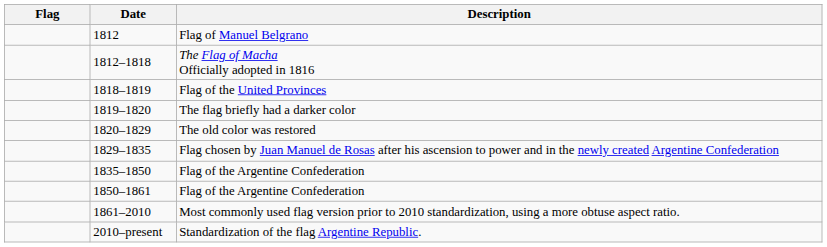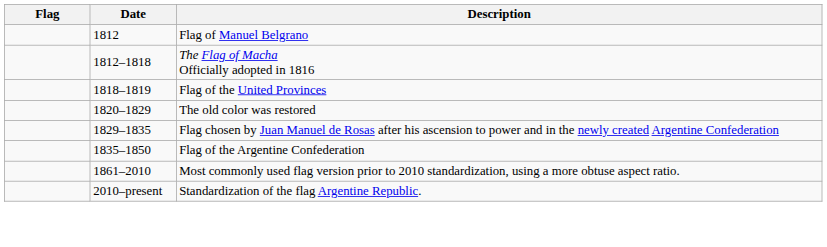- row: (122, 110)
- row: (122, 191)
